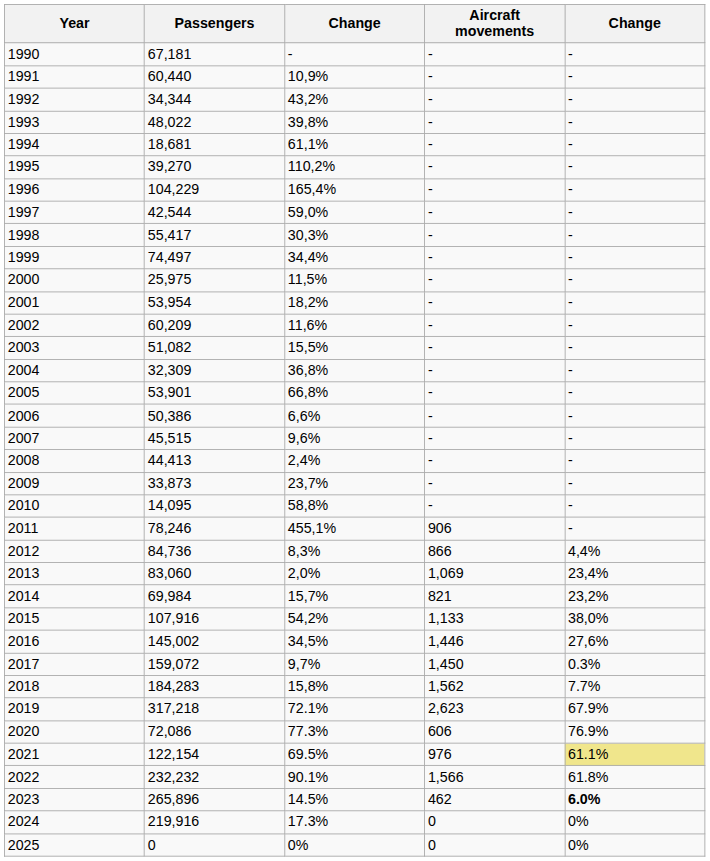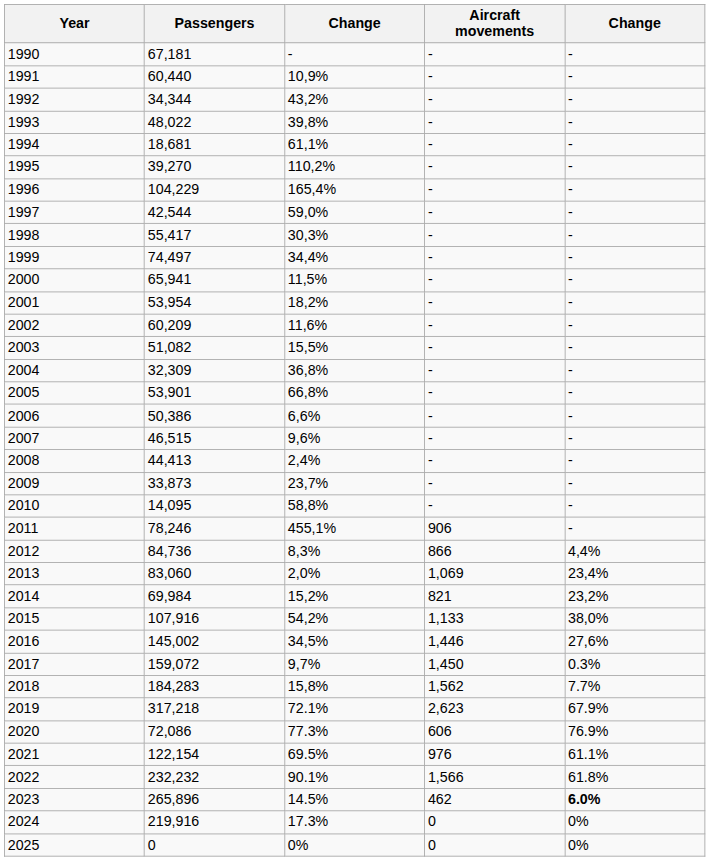(170, 280) 25,975 -> (170, 280) 65,941
(170, 438) 45,515 -> (170, 438) 46,515
(308, 596) 15,7% -> (308, 596) 15,2%
(588, 754) khaki background -> (588, 754) no background
